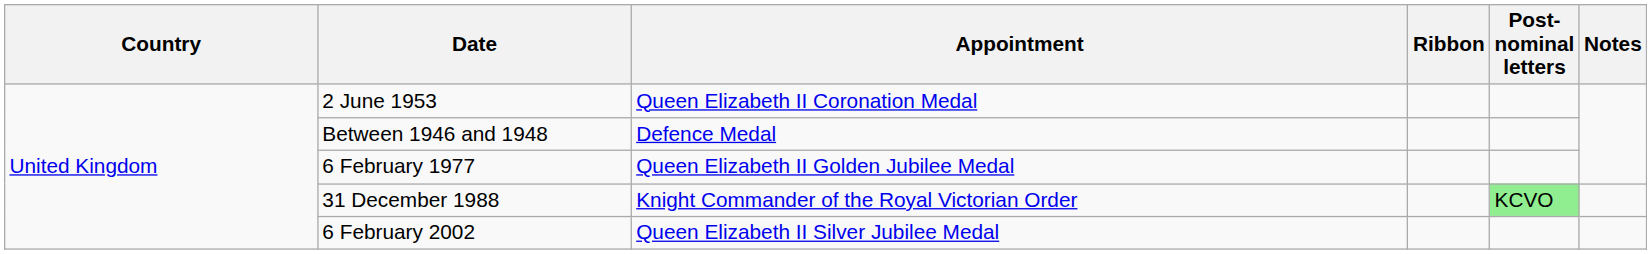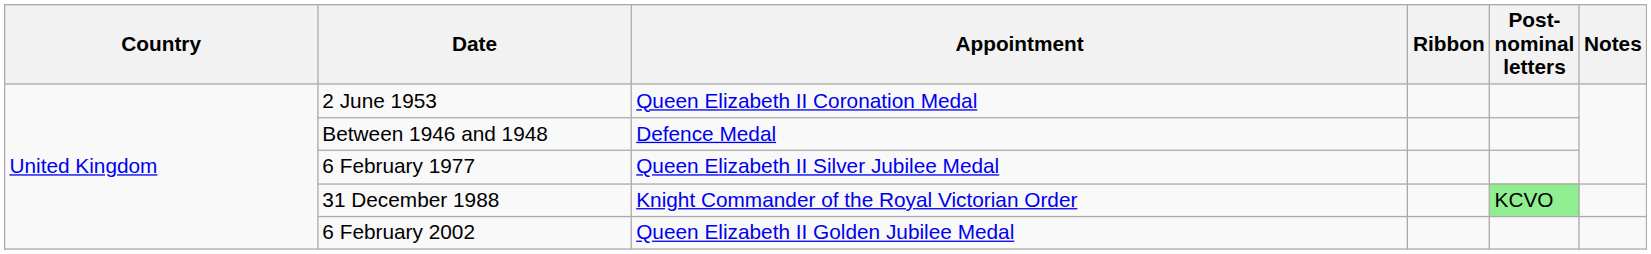(825, 166) Queen Elizabeth II Golden Jubilee Medal -> (818, 166) Queen Elizabeth II Silver Jubilee Medal
(818, 232) Queen Elizabeth II Silver Jubilee Medal -> (825, 232) Queen Elizabeth II Golden Jubilee Medal
